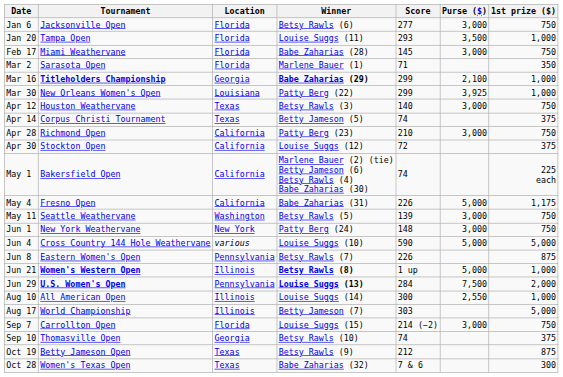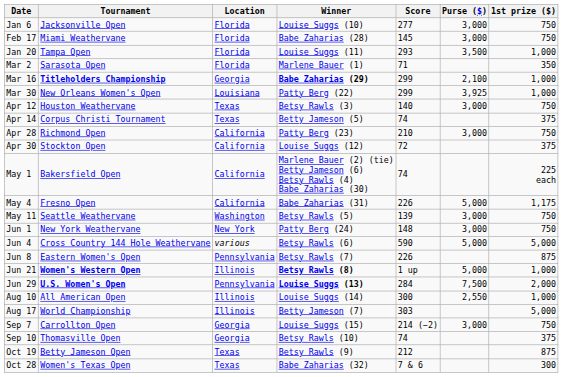(316, 25) Betsy Rawls (6) -> (321, 25) Louise Suggs (10)
rows swapped: (21, 38) <-> (21, 52)
(321, 243) Louise Suggs (10) -> (316, 243) Betsy Rawls (6)
(232, 325) Florida -> (232, 325) Georgia
